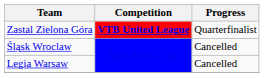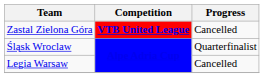(225, 30) Quarterfinalist -> (216, 30) Cancelled
(216, 47) Cancelled -> (225, 47) Quarterfinalist
